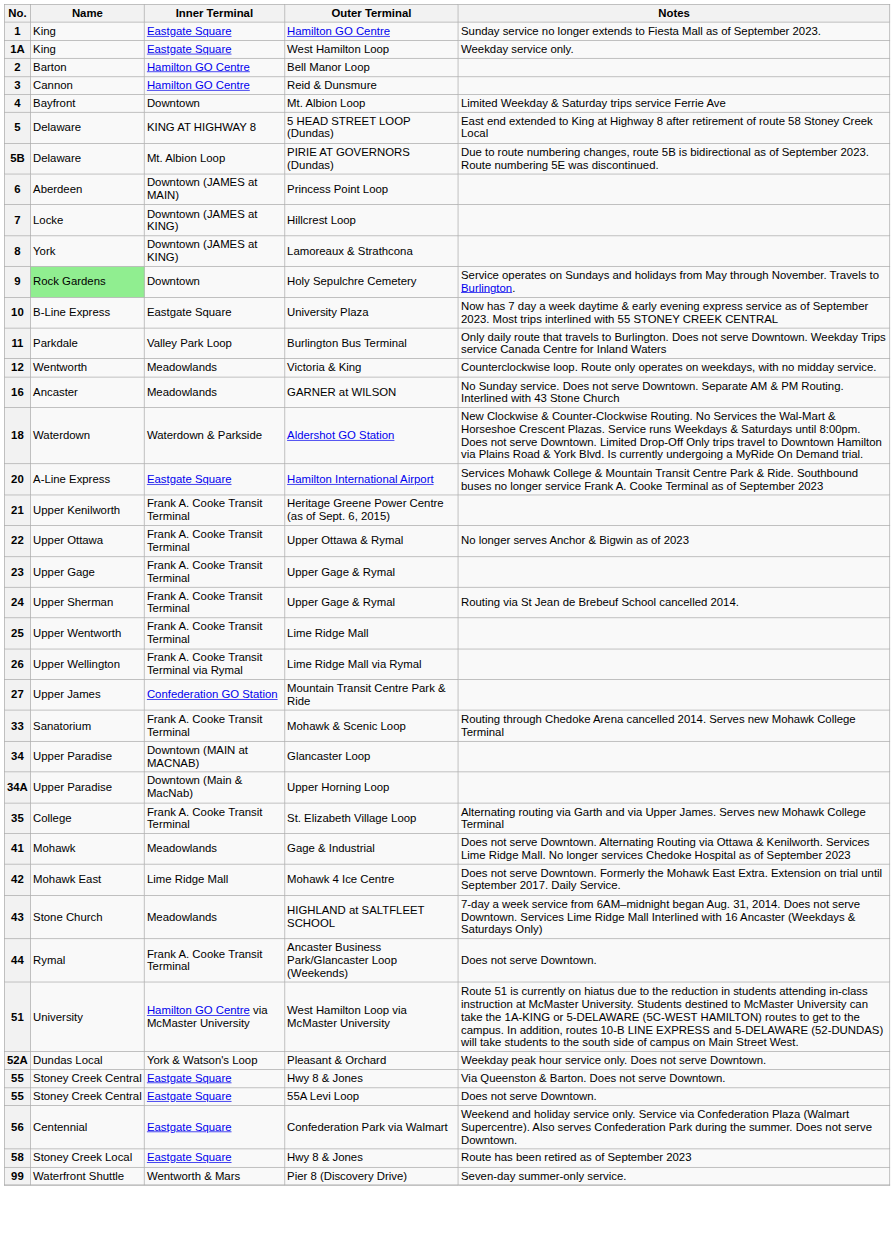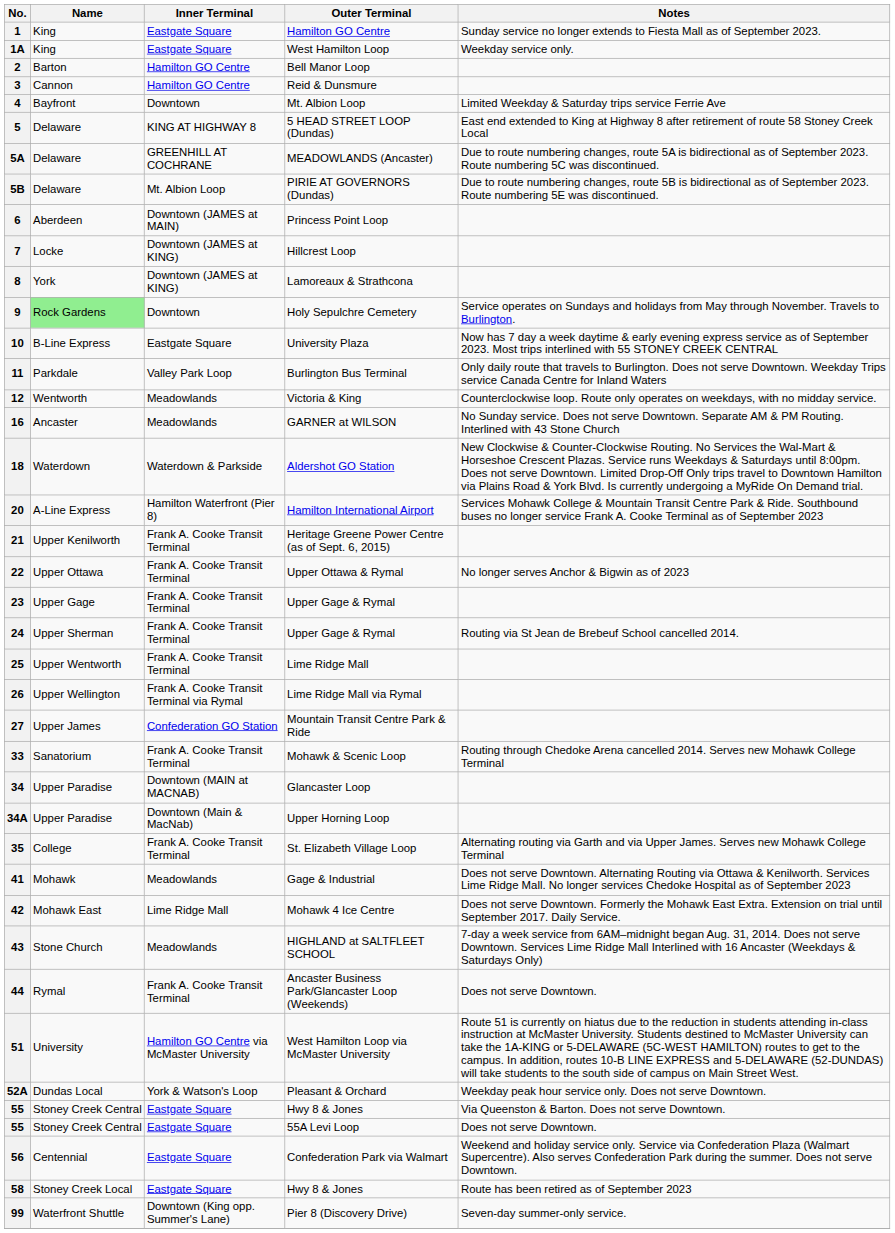+ row: (17, 158)
(189, 479) Eastgate Square -> (211, 510) Hamilton Waterfront (Pier 8)
(194, 1176) Wentworth & Mars -> (201, 1213) Downtown (King opp. Summer's Lane)
